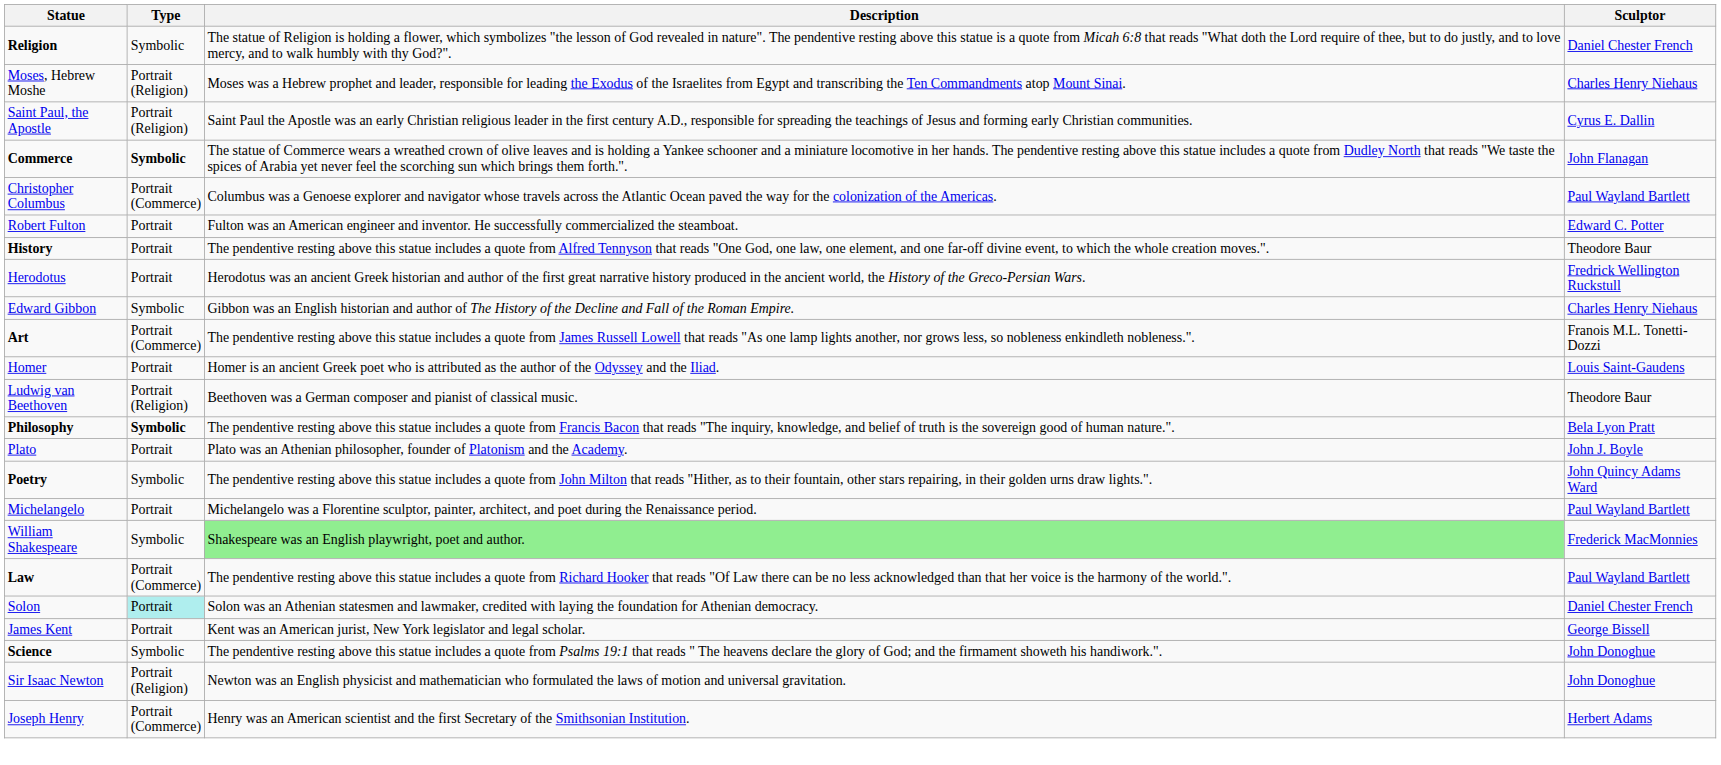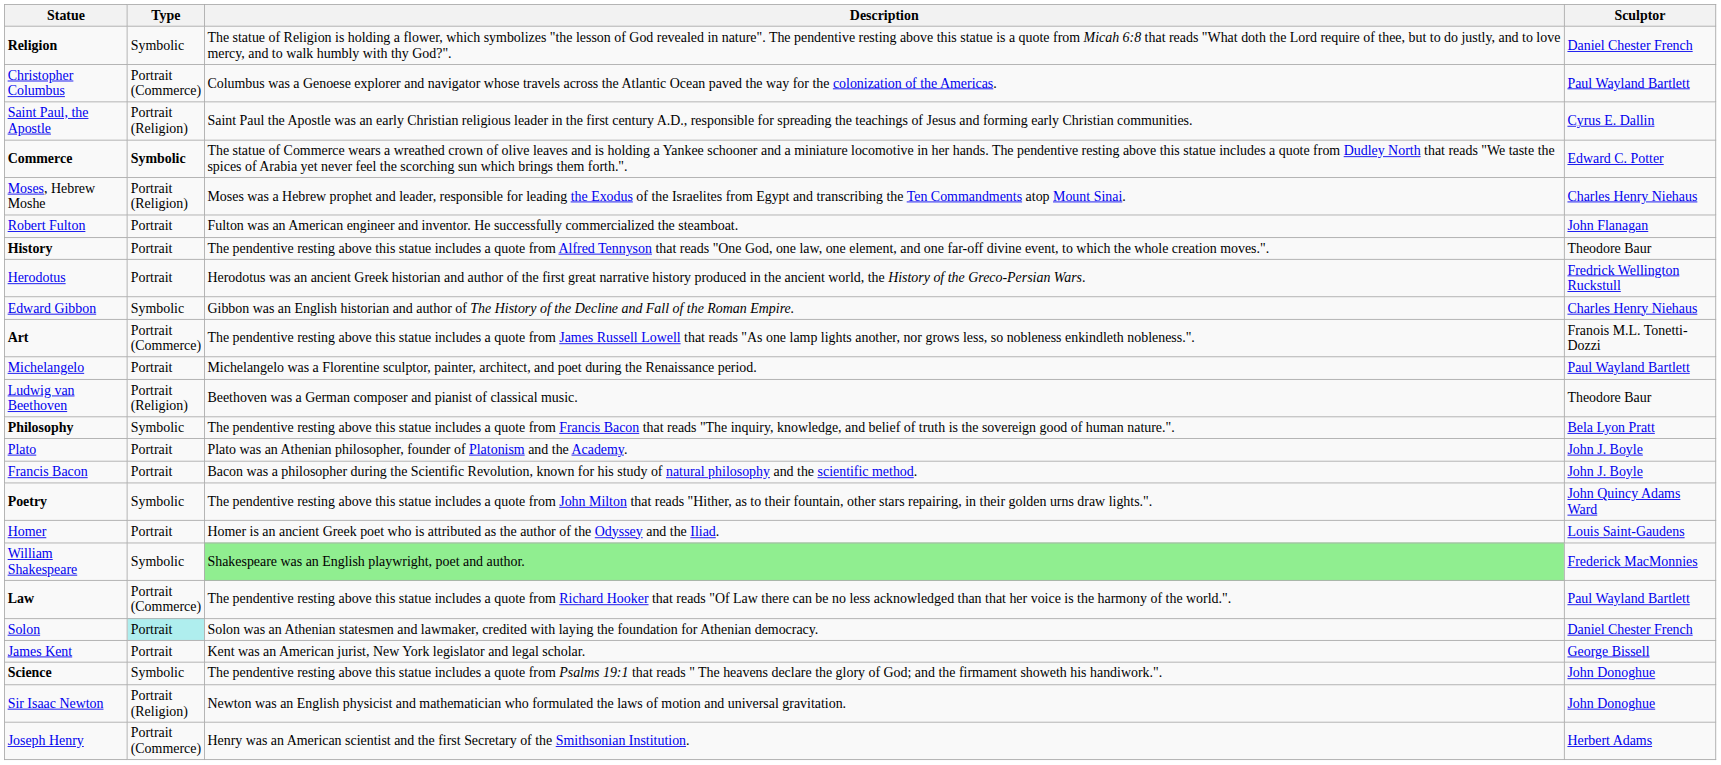rows swapped: (51, 83) <-> (41, 196)
(1608, 158) John Flanagan -> (1616, 158) Edward C. Potter
(1616, 226) Edward C. Potter -> (1608, 226) John Flanagan
rows swapped: (46, 509) <-> (27, 367)
(158, 427) bold -> (157, 427) normal
+ row: (48, 471)
